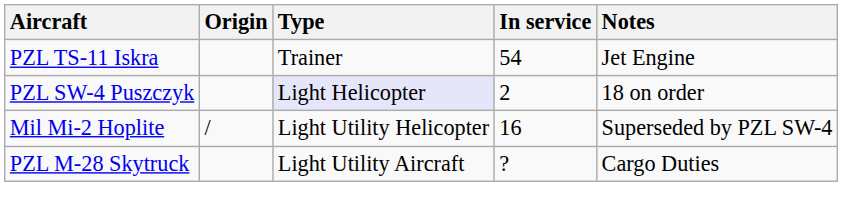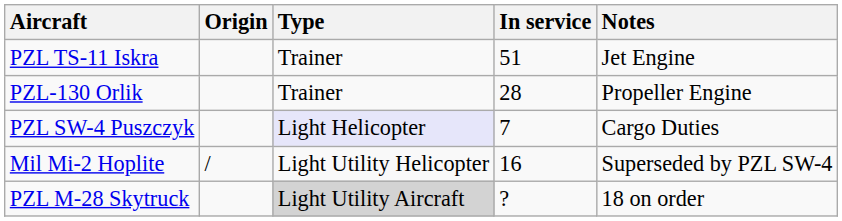(510, 57) 54 -> (510, 57) 51
+ row: (76, 92)
(505, 92) 2 -> (505, 127) 7
(653, 92) 18 on order -> (660, 127) Cargo Duties
(371, 163) no background -> (371, 198) lightgrey background
(660, 163) Cargo Duties -> (653, 198) 18 on order
